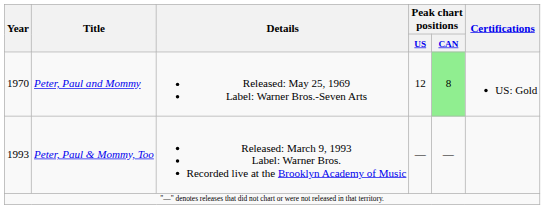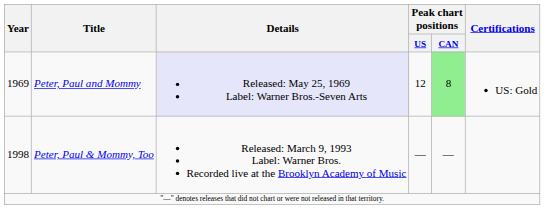(18, 84) 1970 -> (18, 84) 1969
(283, 90) no background -> (283, 90) lavender background
(18, 154) 1993 -> (18, 154) 1998
